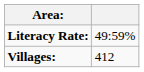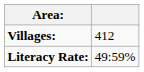rows swapped: (48, 35) <-> (32, 56)
